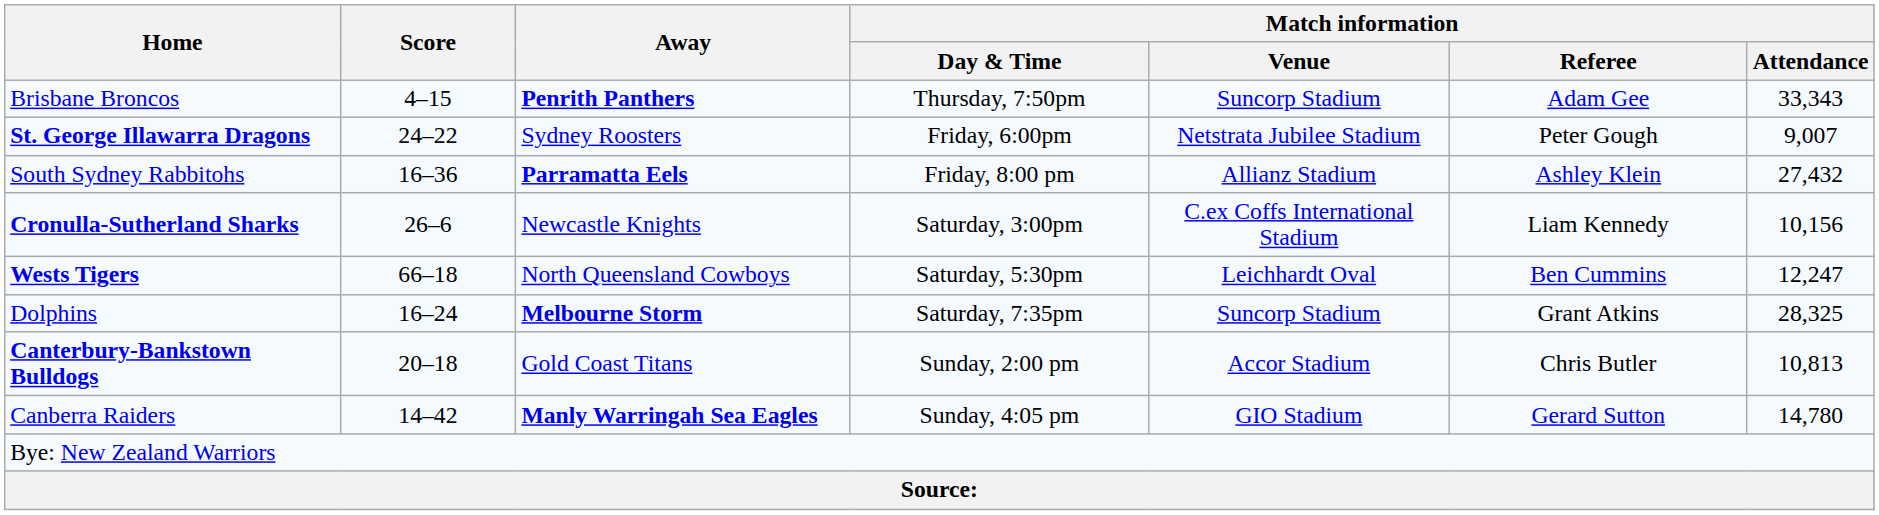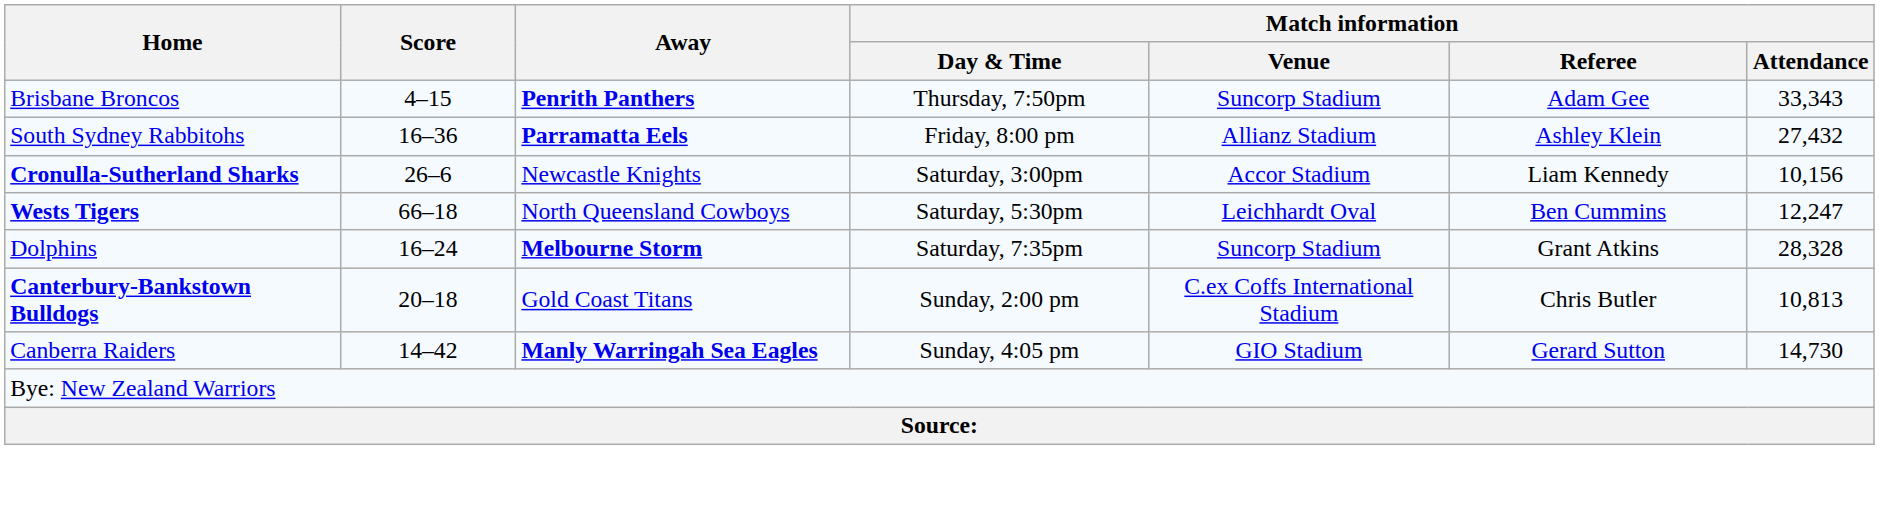- row: (160, 135)
(1299, 224) C.ex Coffs International Stadium -> (1299, 173) Accor Stadium
(1811, 312) 28,325 -> (1811, 248) 28,328
(1299, 363) Accor Stadium -> (1299, 299) C.ex Coffs International Stadium
(1811, 414) 14,780 -> (1811, 350) 14,730
